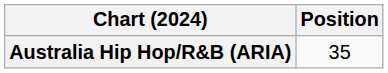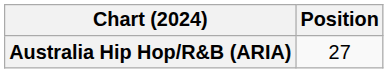(340, 51) 35 -> (340, 51) 27
